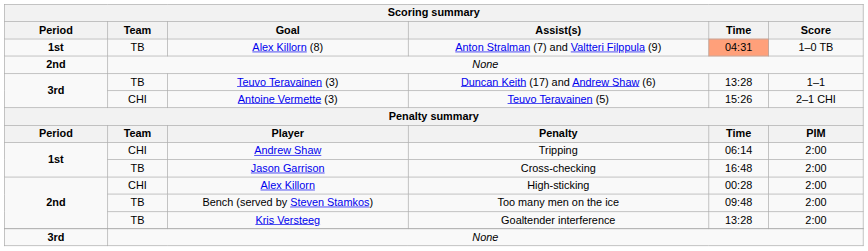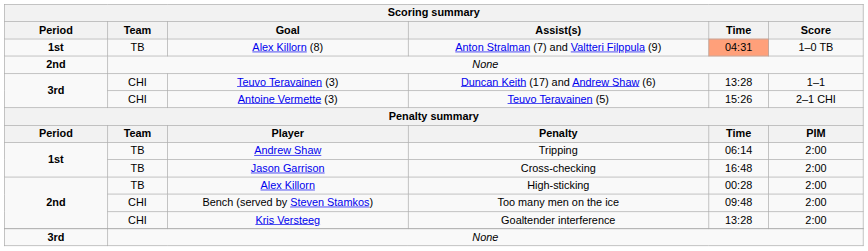(137, 82) TB -> (137, 82) CHI
(137, 151) CHI -> (137, 151) TB
(137, 185) CHI -> (137, 185) TB
(137, 202) TB -> (137, 202) CHI
(137, 220) TB -> (137, 220) CHI
